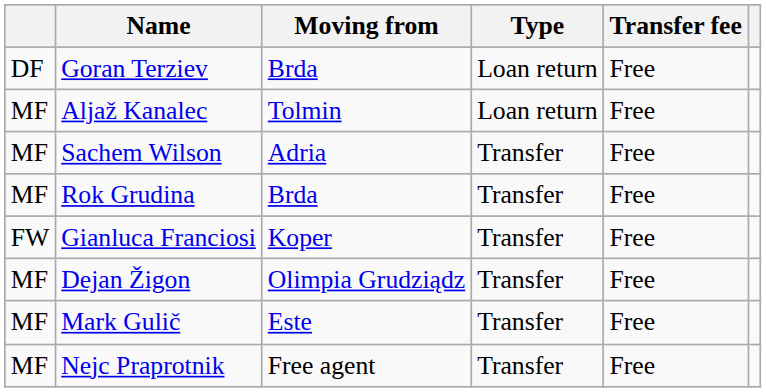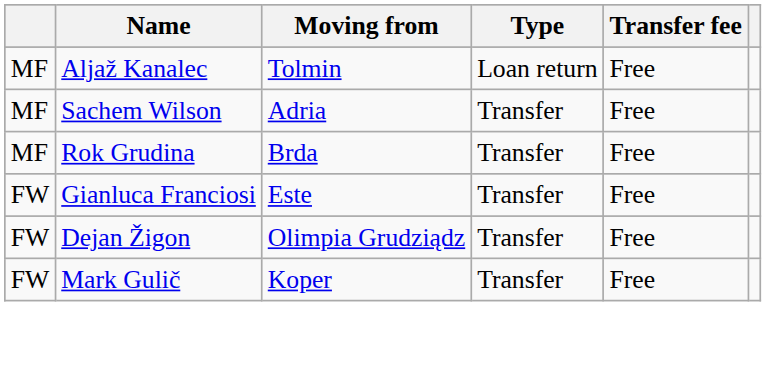- row: (135, 68)
(300, 237) Koper -> (290, 195) Este
(29, 279) MF -> (30, 237) FW
(29, 322) MF -> (30, 279) FW
(290, 322) Este -> (300, 279) Koper
- row: (143, 364)
